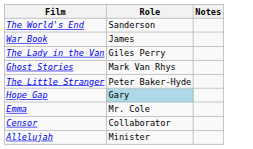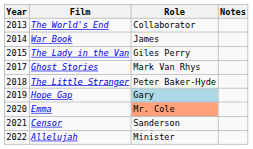+ column: (17, 11)
(132, 25) Sanderson -> (164, 25) Collaborator
(129, 109) no background -> (154, 109) lightsalmon background
(140, 123) Collaborator -> (157, 123) Sanderson
